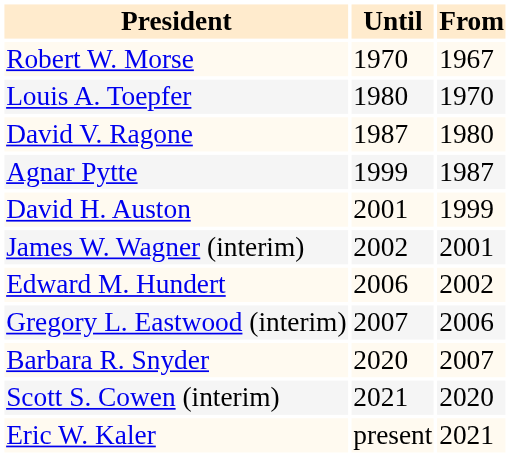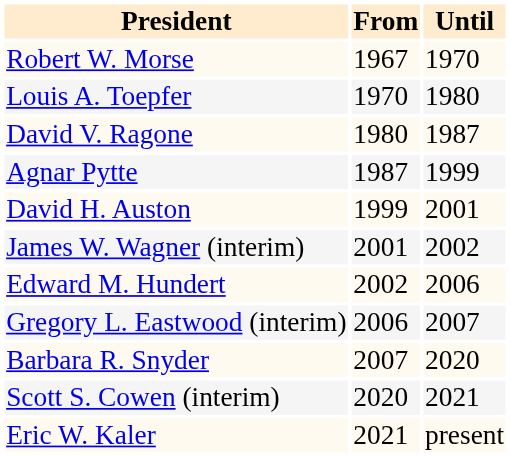columns swapped: (472, 21) <-> (393, 21)
